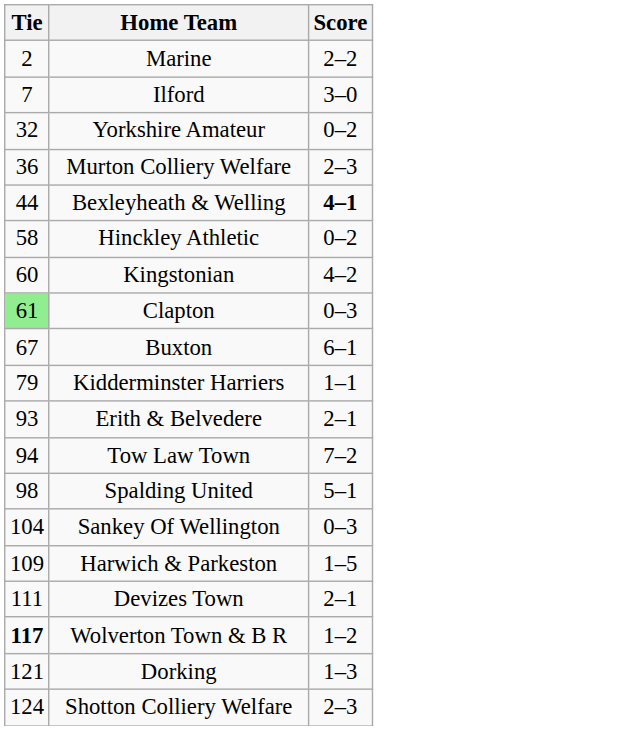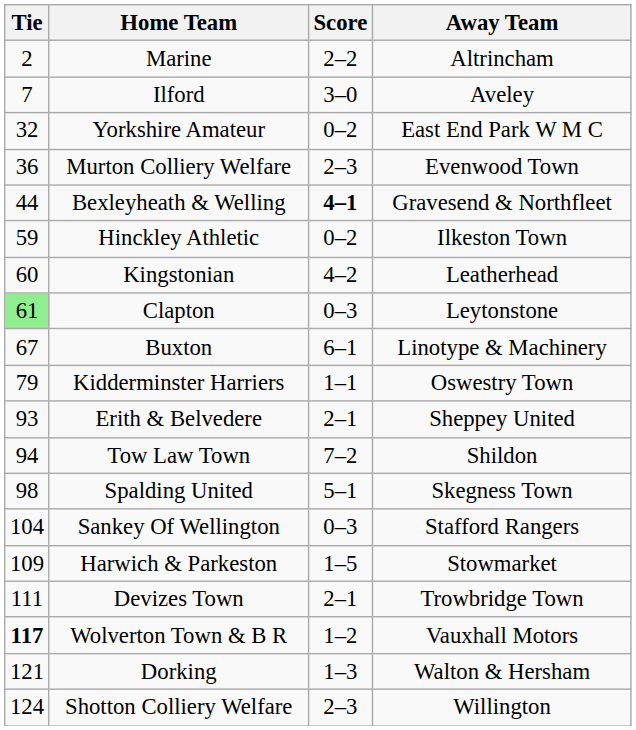+ column: (502, 22)
(27, 238) 58 -> (27, 238) 59
